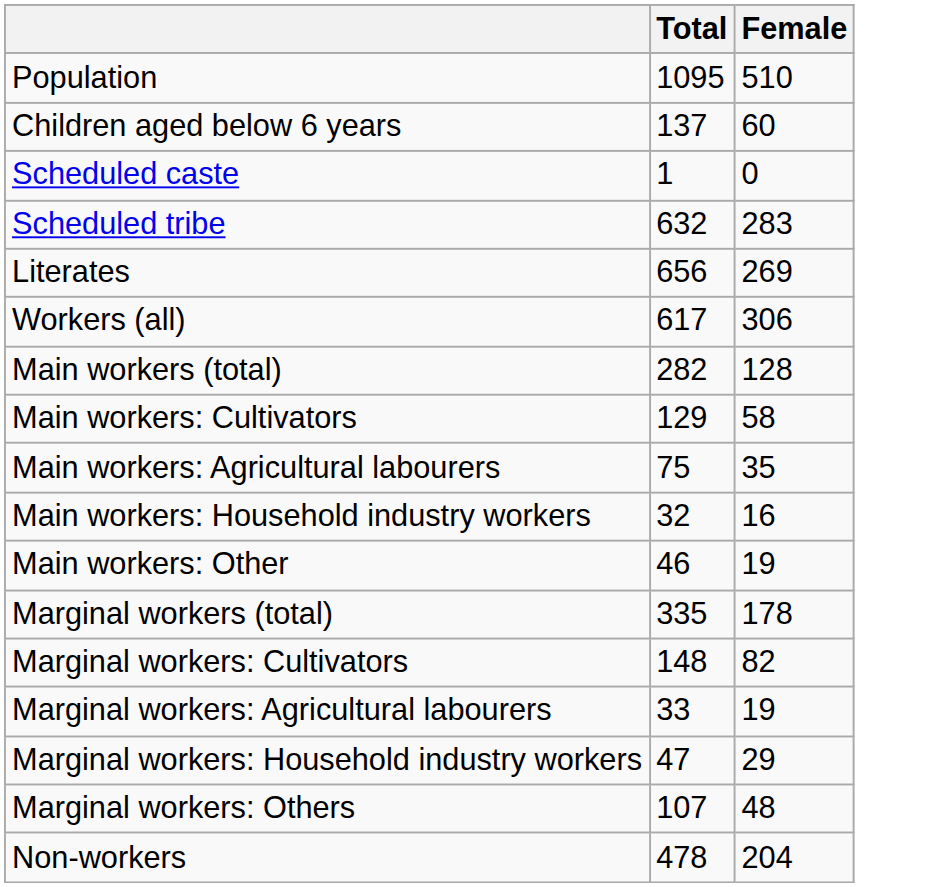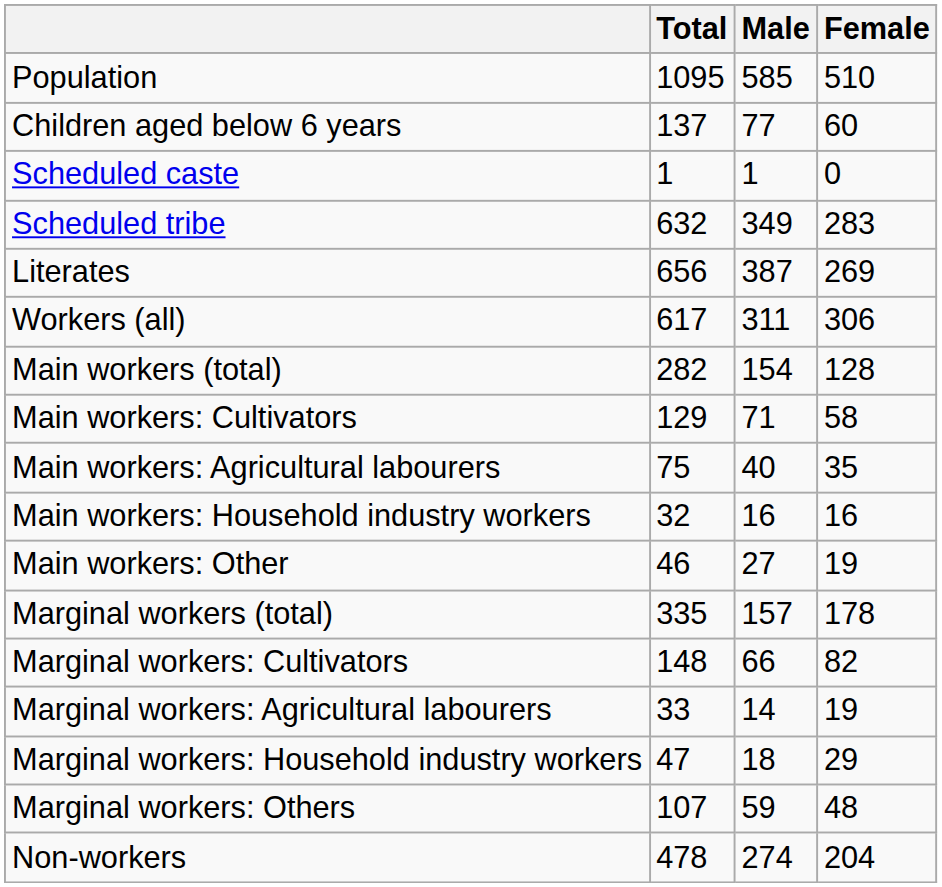+ column: (776, 28)
